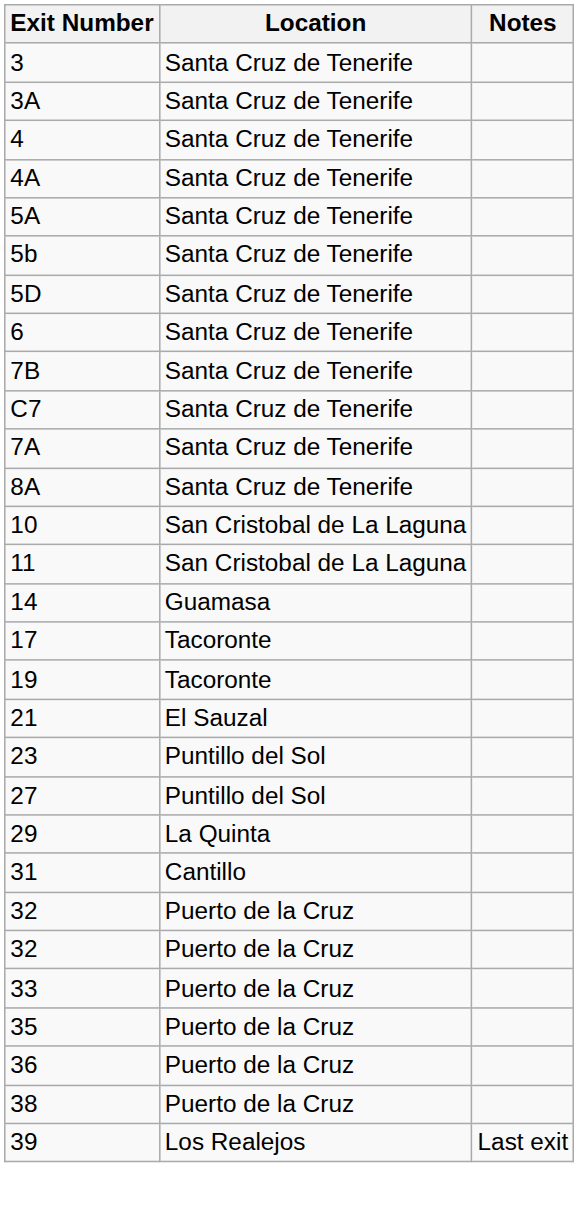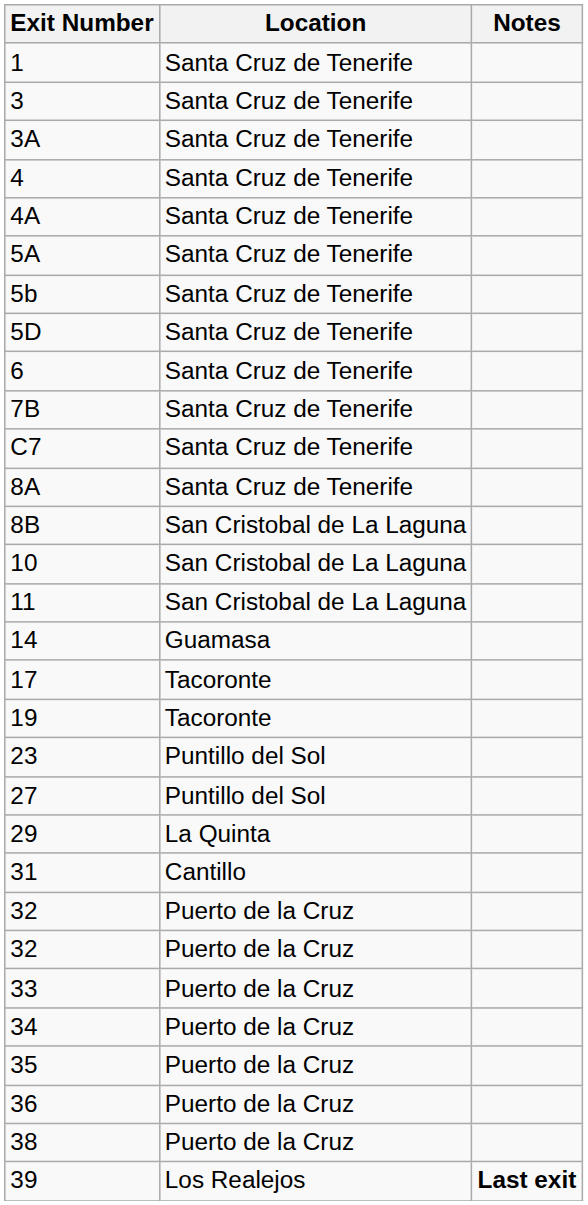+ row: (17, 62)
- row: (25, 448)
+ row: (25, 525)
- row: (24, 718)
+ row: (24, 1026)
(523, 1142) normal -> (527, 1180) bold
